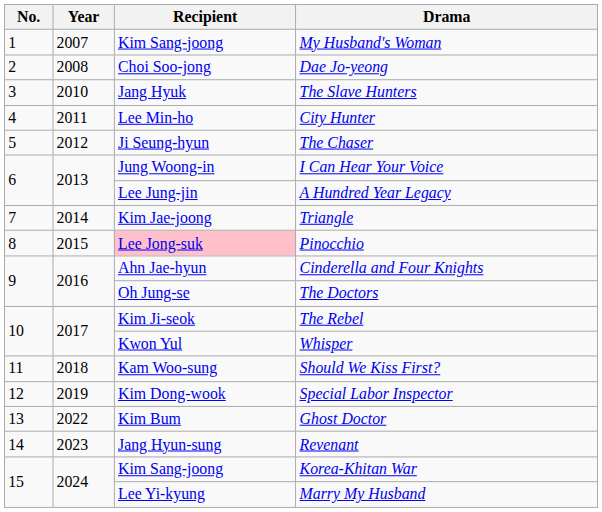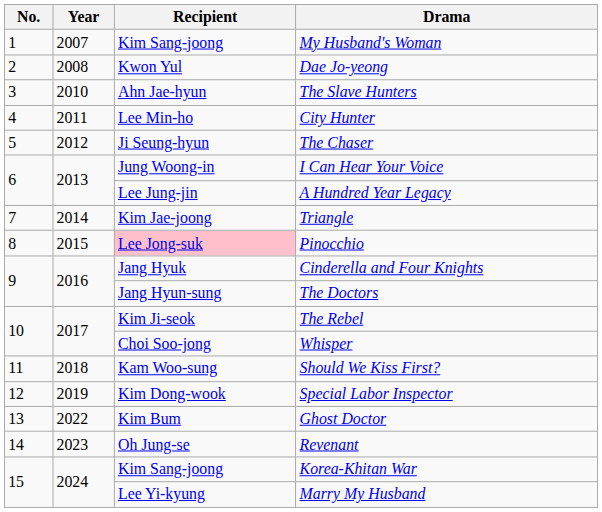(164, 67) Choi Soo-jong -> (150, 67) Kwon Yul
(152, 92) Jang Hyuk -> (162, 92) Ahn Jae-hyun
(162, 268) Ahn Jae-hyun -> (152, 268) Jang Hyuk
(154, 293) Oh Jung-se -> (170, 293) Jang Hyun-sung
(150, 343) Kwon Yul -> (164, 343) Choi Soo-jong
(170, 444) Jang Hyun-sung -> (154, 444) Oh Jung-se
